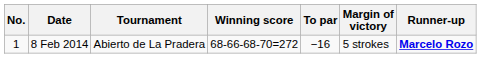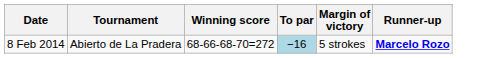- column: (16, 20)
(320, 44) no background -> (297, 44) lightblue background
